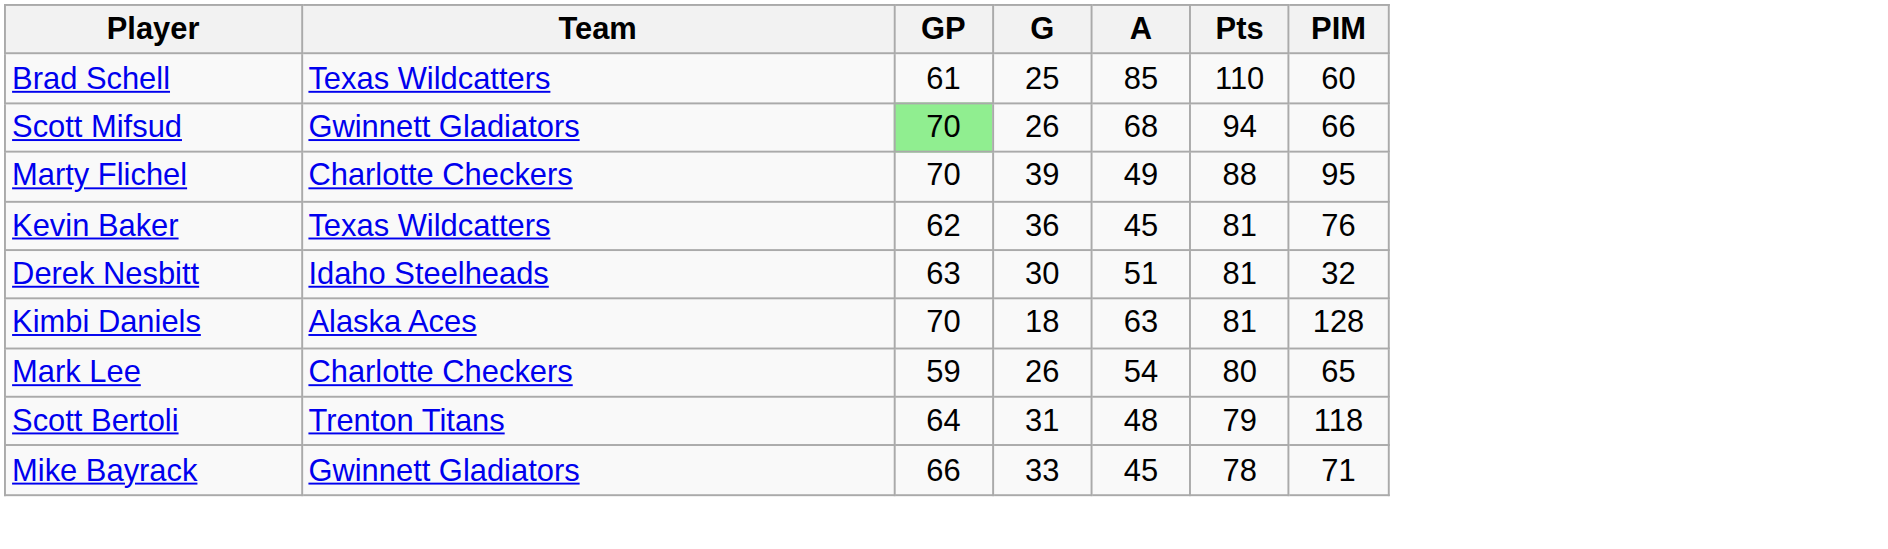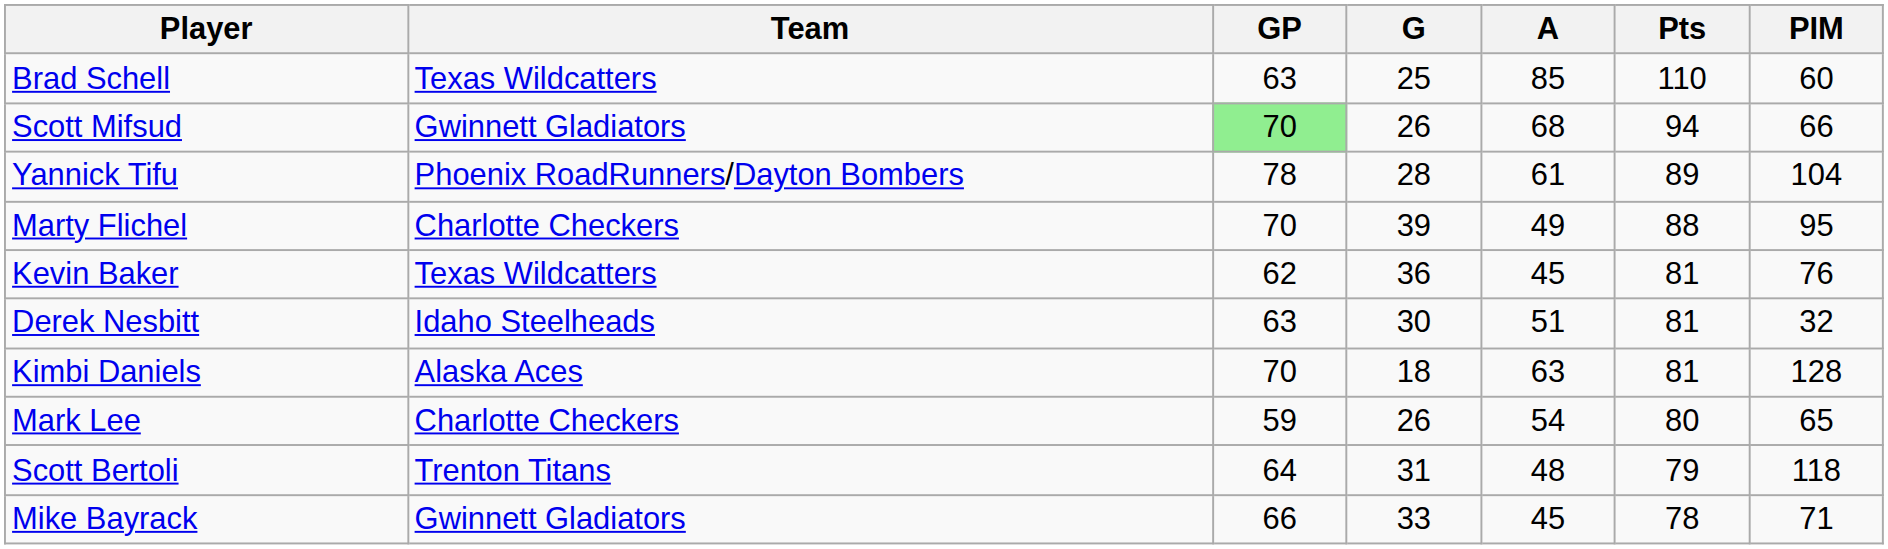(943, 77) 61 -> (1280, 77) 63
+ row: (95, 175)
